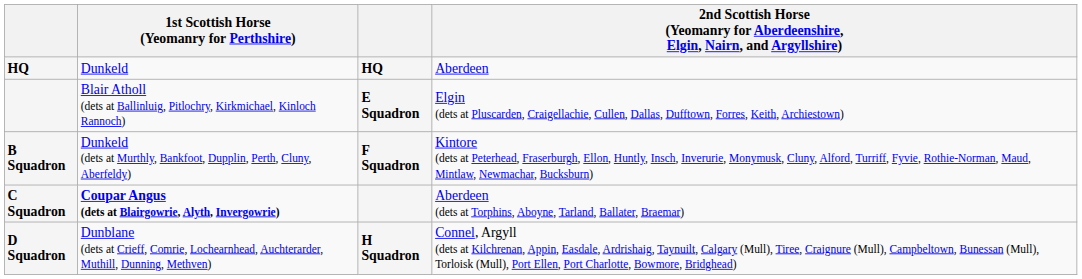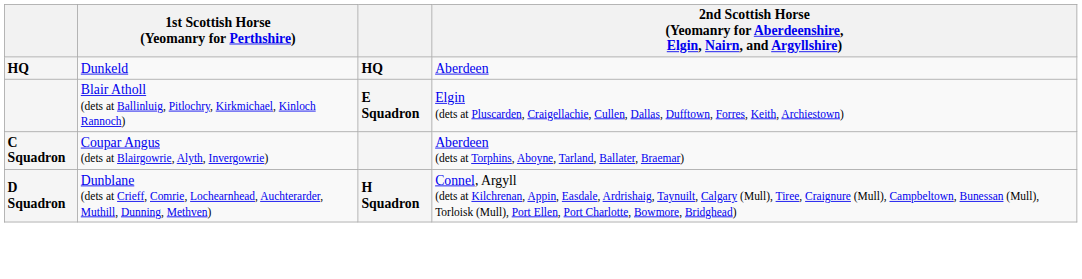- row: (37, 158)
(180, 203) bold -> (175, 150) normal
